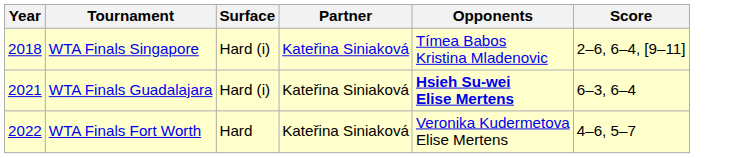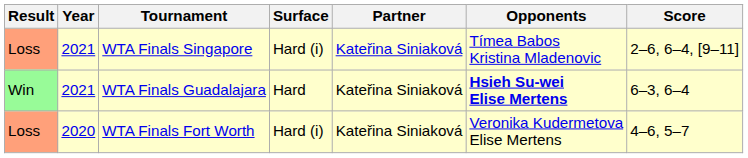+ column: (31, 16)
(25, 49) 2018 -> (78, 49) 2021
(245, 90) Hard (i) -> (289, 90) Hard
(25, 131) 2022 -> (78, 131) 2020
(236, 131) Hard -> (298, 131) Hard (i)
